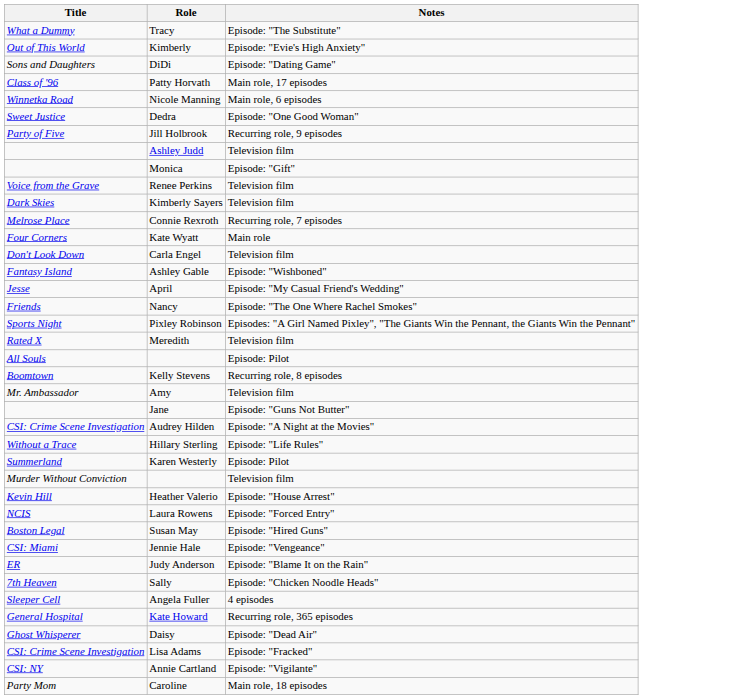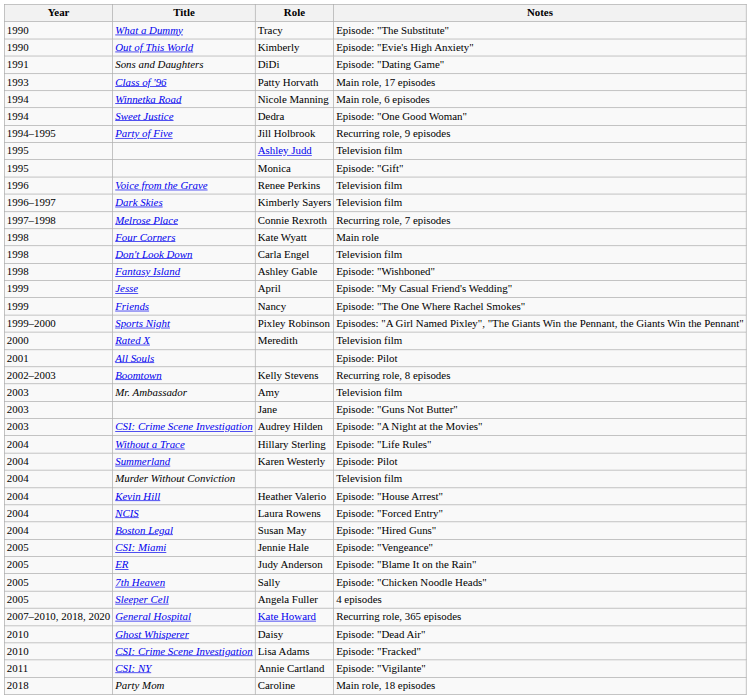+ column: (59, 13)
